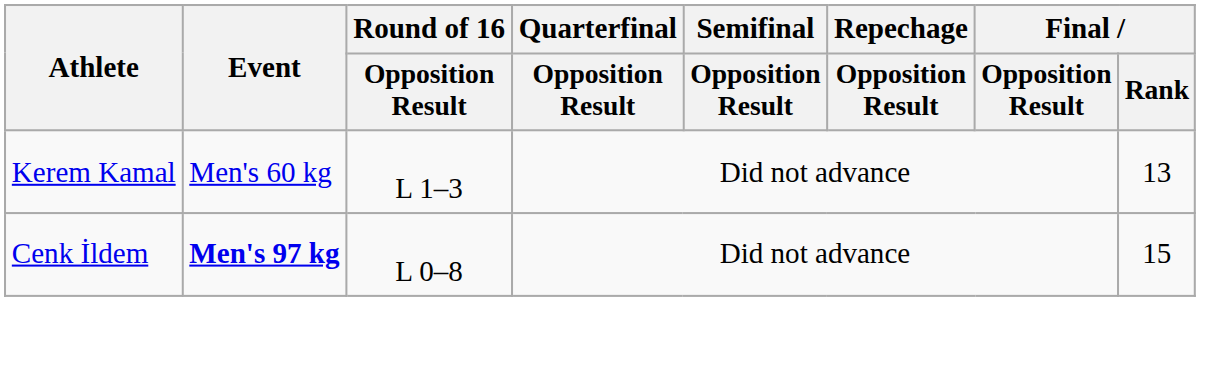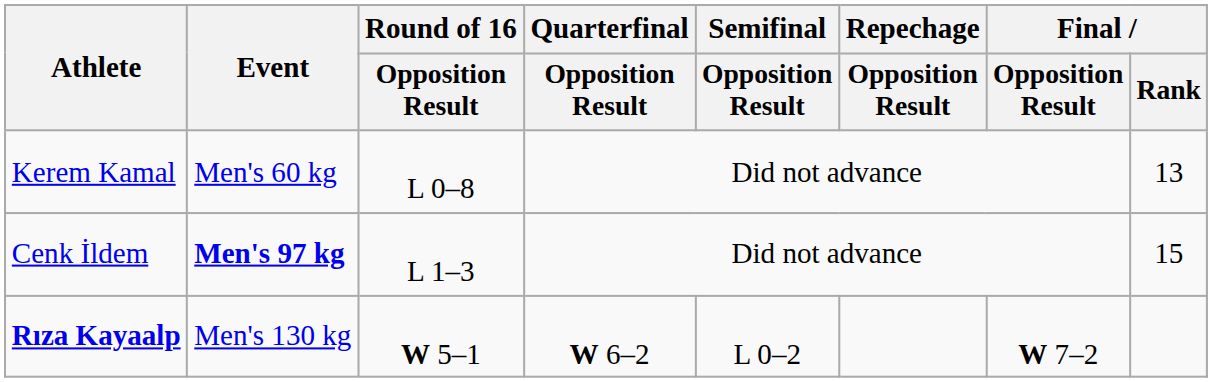(429, 188) L 1–3 -> (441, 188) L 0–8
(429, 271) L 0–8 -> (441, 271) L 1–3
+ row: (96, 336)
